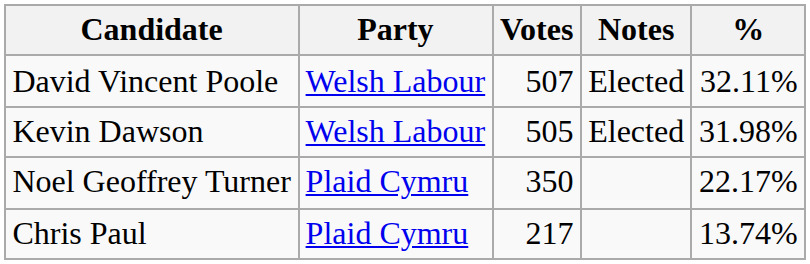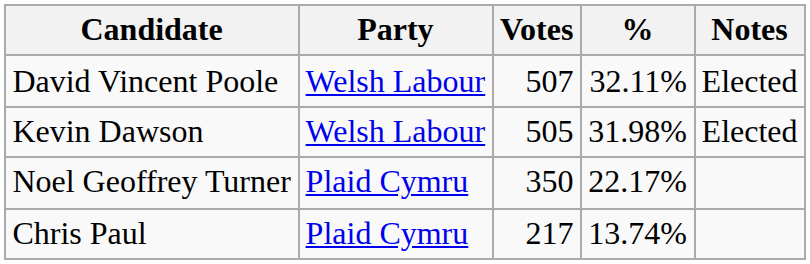columns swapped: (748, 29) <-> (636, 29)
